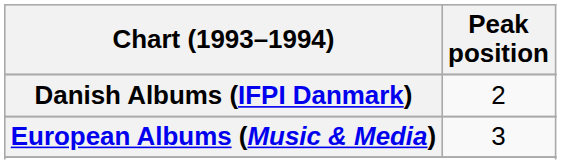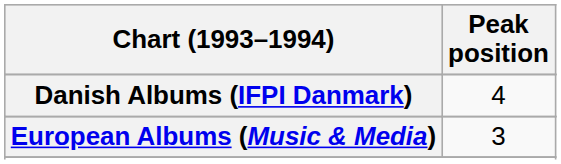(498, 95) 2 -> (498, 95) 4
